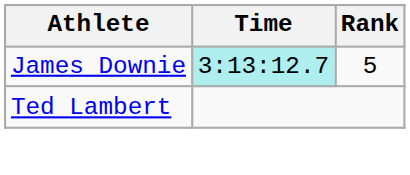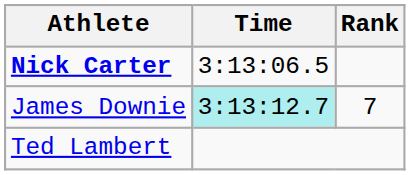+ row: (91, 66)
(370, 66) 5 -> (370, 107) 7
